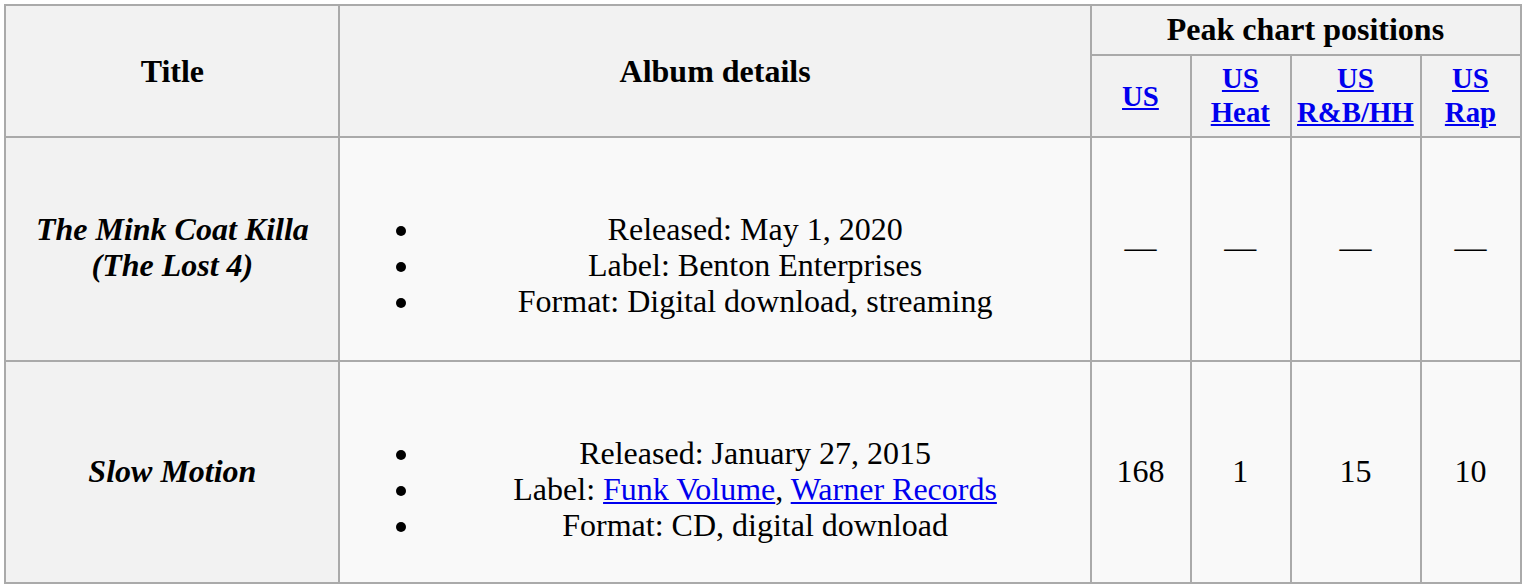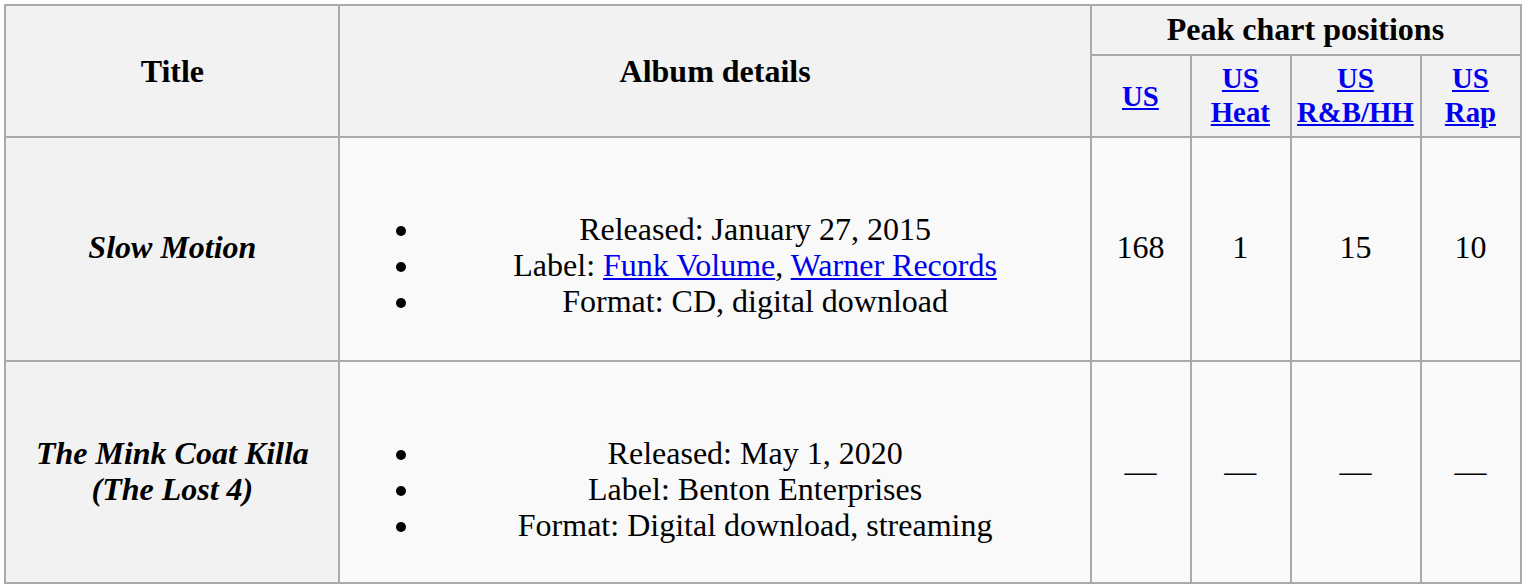rows swapped: (172, 470) <-> (172, 248)
